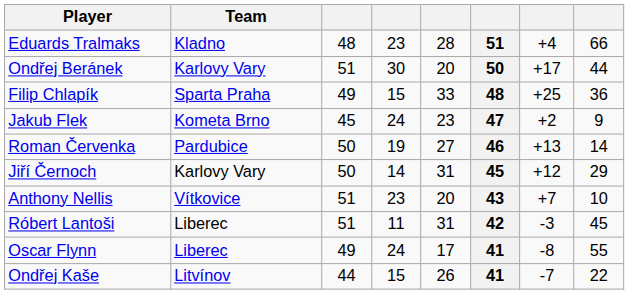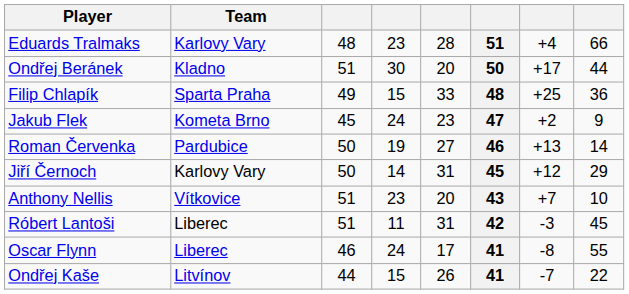(200, 43) Kladno -> (220, 43) Karlovy Vary
(220, 69) Karlovy Vary -> (200, 69) Kladno
(346, 250) 49 -> (346, 250) 46
